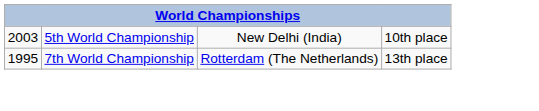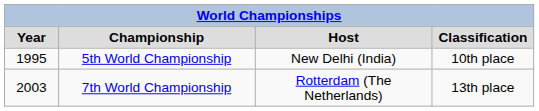+ row: (157, 37)
(23, 37) 2003 -> (31, 59) 1995
(23, 59) 1995 -> (31, 88) 2003
